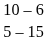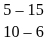rows swapped: (24, 32) <-> (24, 10)
